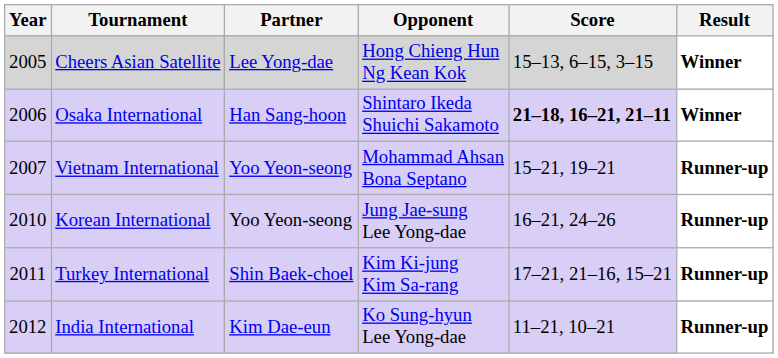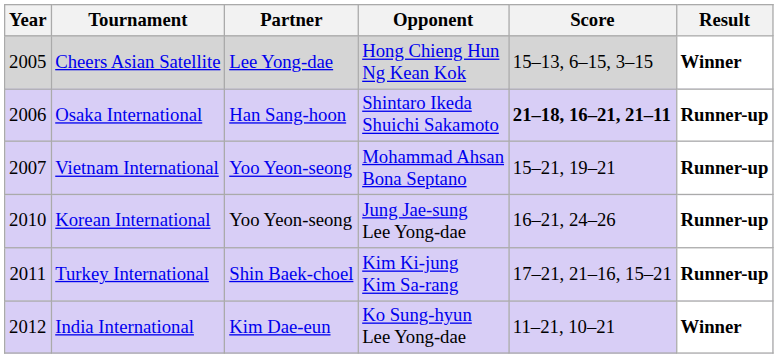(711, 115) Winner -> (724, 115) Runner-up
(724, 327) Runner-up -> (711, 327) Winner
